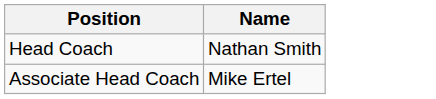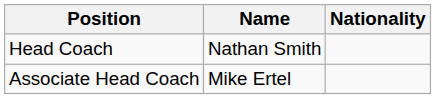+ column: (378, 19)
